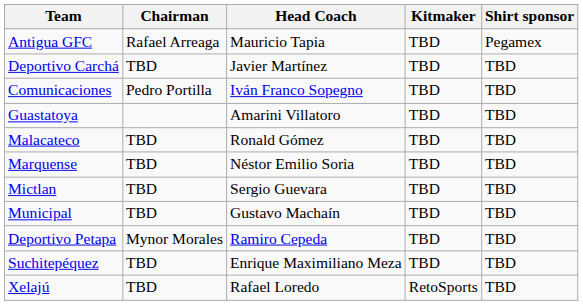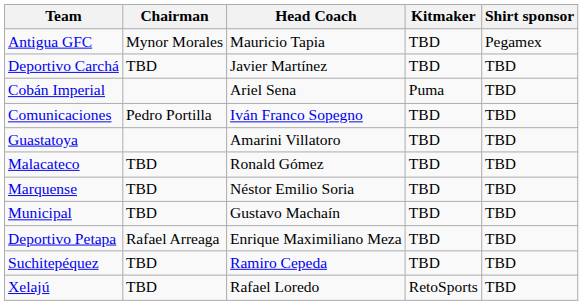(173, 41) Rafael Arreaga -> (174, 41) Mynor Morales
+ row: (57, 90)
- row: (32, 189)
(174, 238) Mynor Morales -> (173, 238) Rafael Arreaga
(279, 238) Ramiro Cepeda -> (316, 238) Enrique Maximiliano Meza
(316, 262) Enrique Maximiliano Meza -> (279, 262) Ramiro Cepeda
